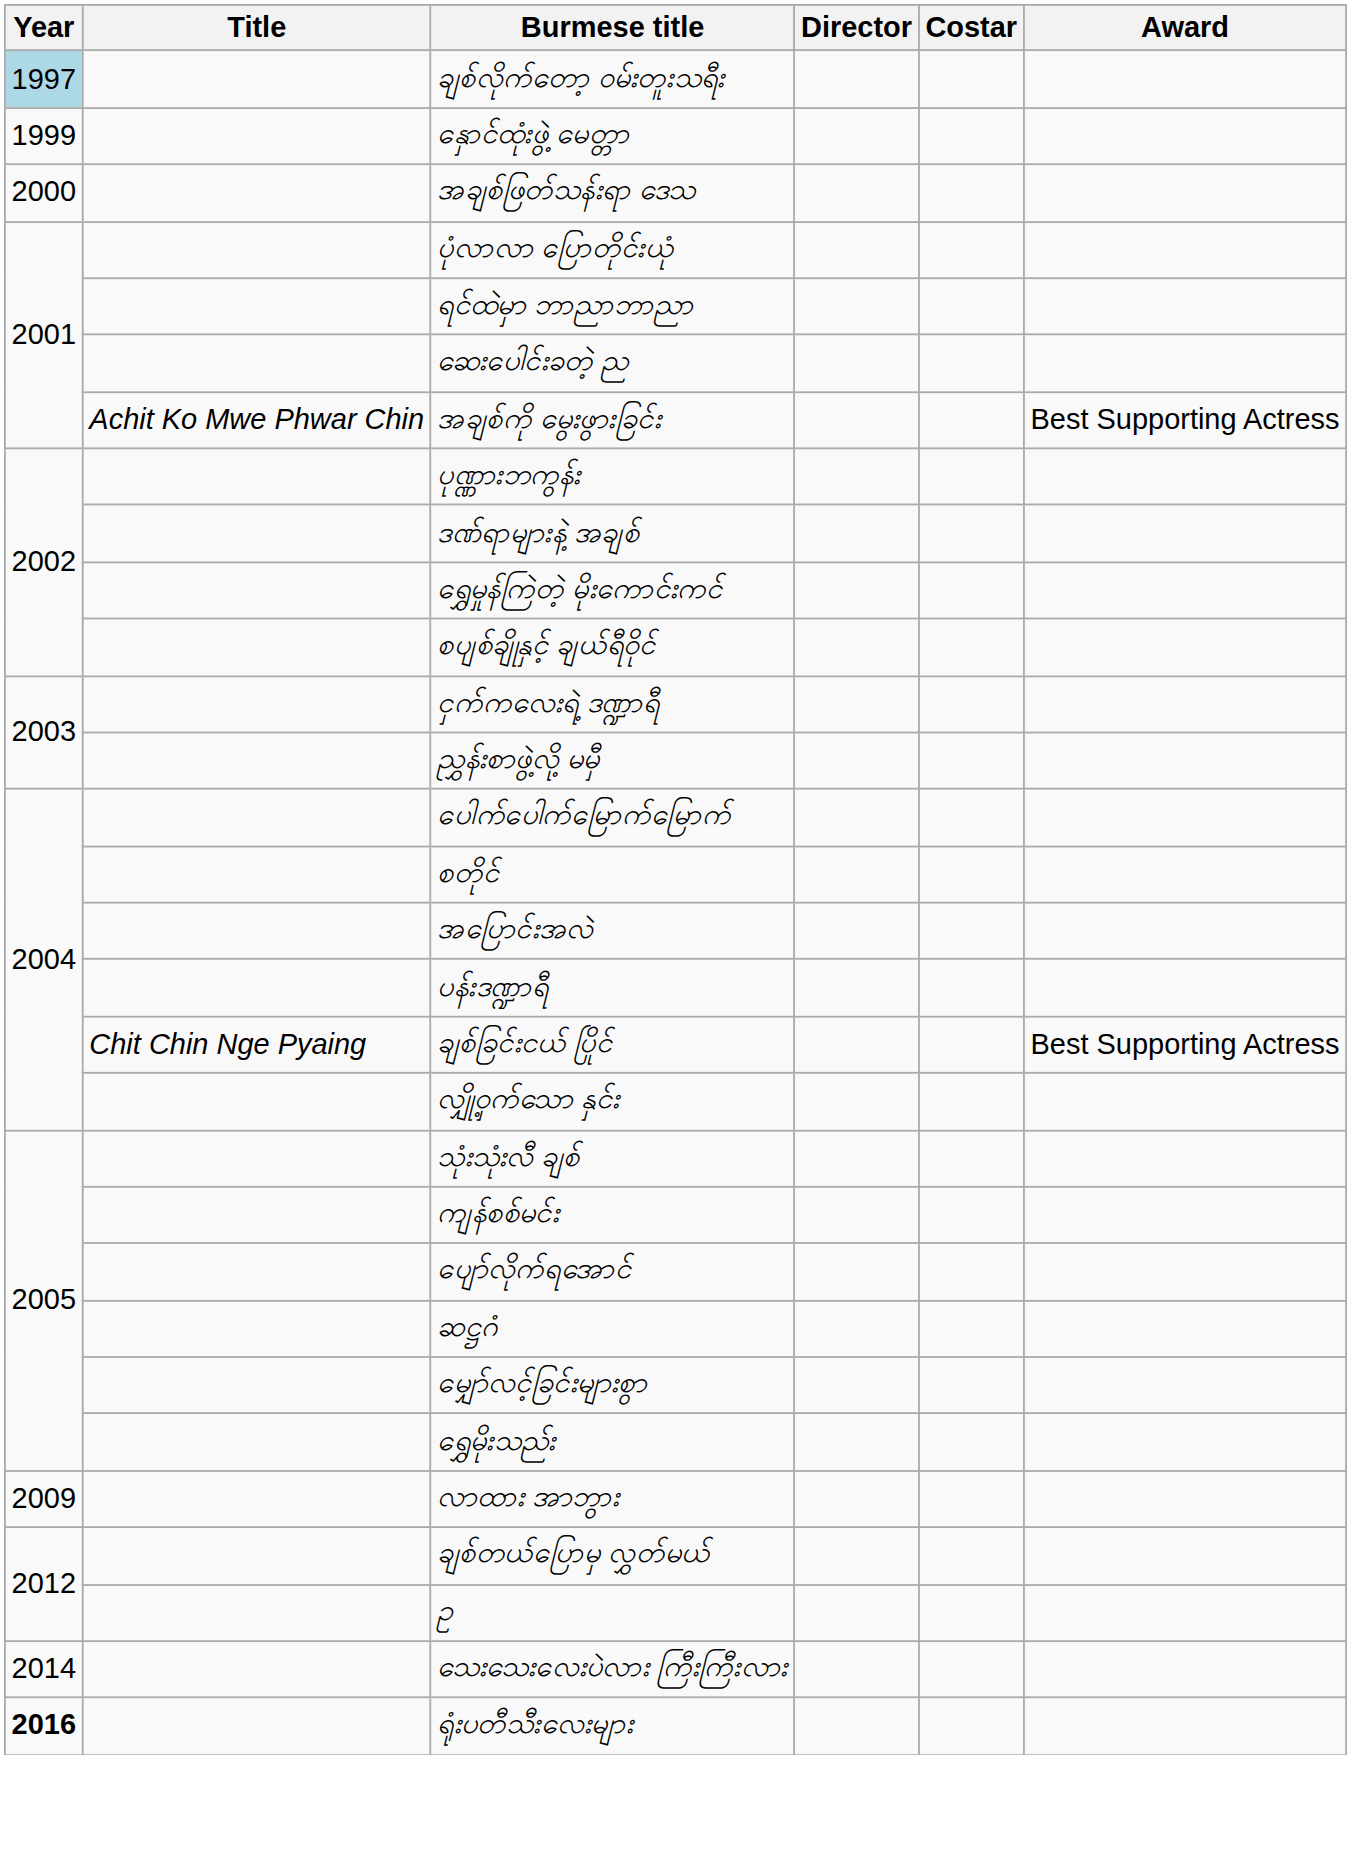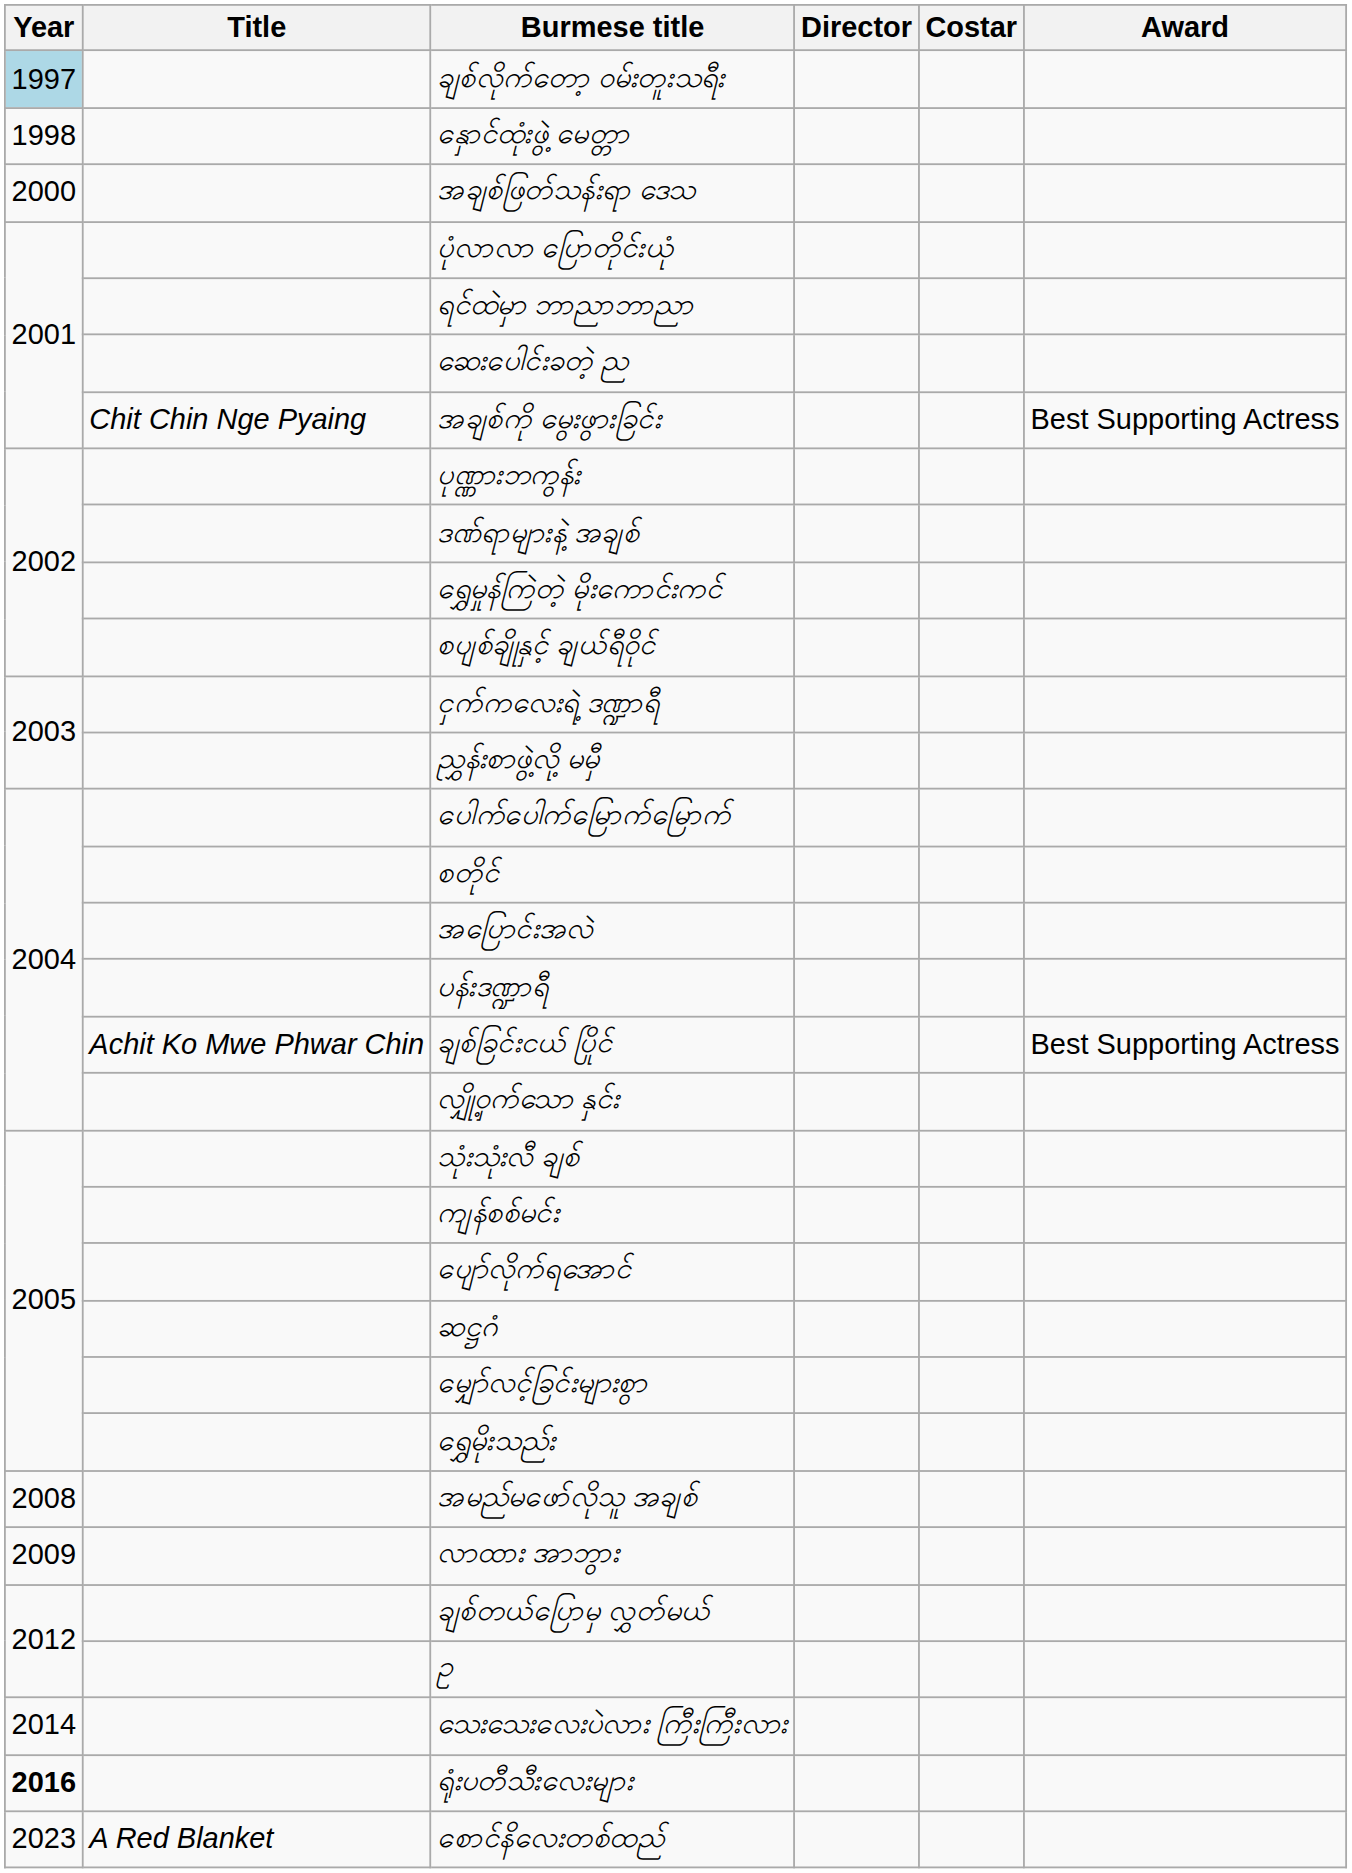(44, 135) 1999 -> (44, 135) 1998
(257, 419) Achit Ko Mwe Phwar Chin -> (228, 419) Chit Chin Nge Pyaing
(228, 1044) Chit Chin Nge Pyaing -> (257, 1044) Achit Ko Mwe Phwar Chin
+ row: (567, 1496)
+ row: (551, 1837)
